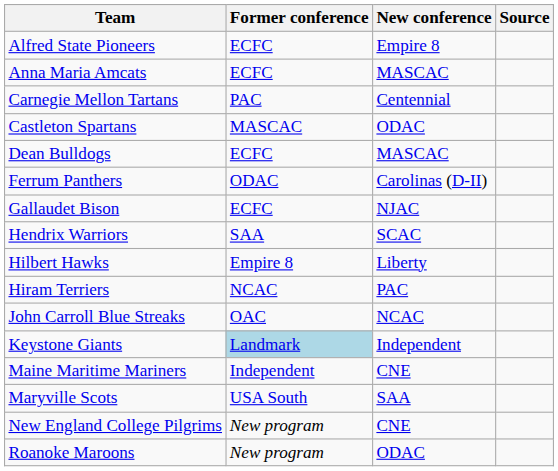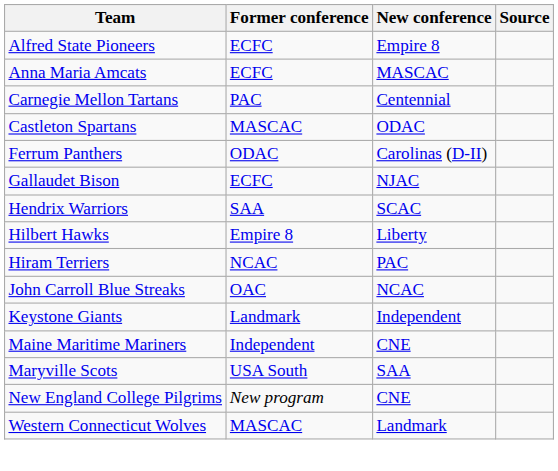- row: (60, 153)
(265, 343) lightblue background -> (265, 316) no background
- row: (71, 452)
+ row: (107, 425)
